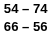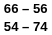rows swapped: (26, 27) <-> (26, 9)
